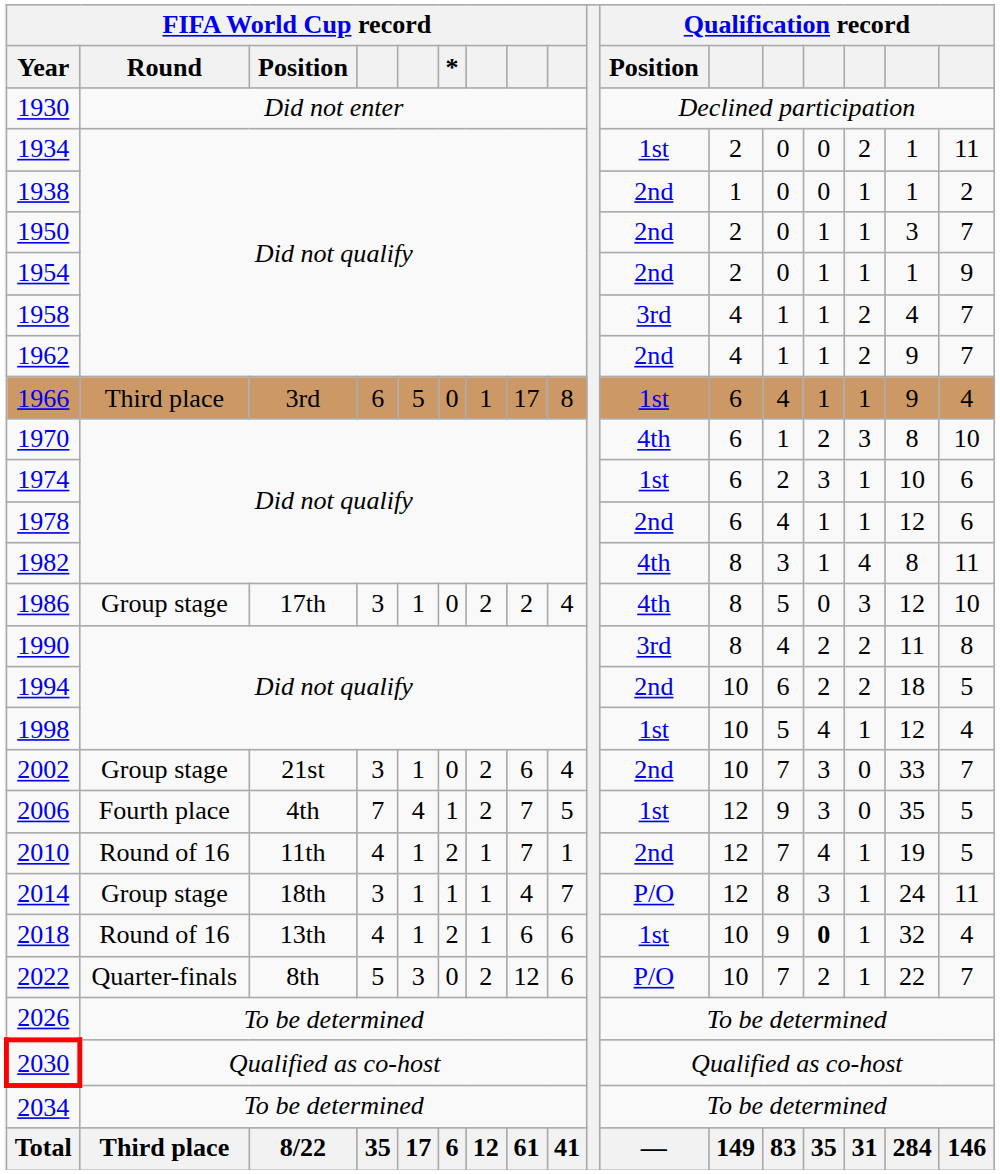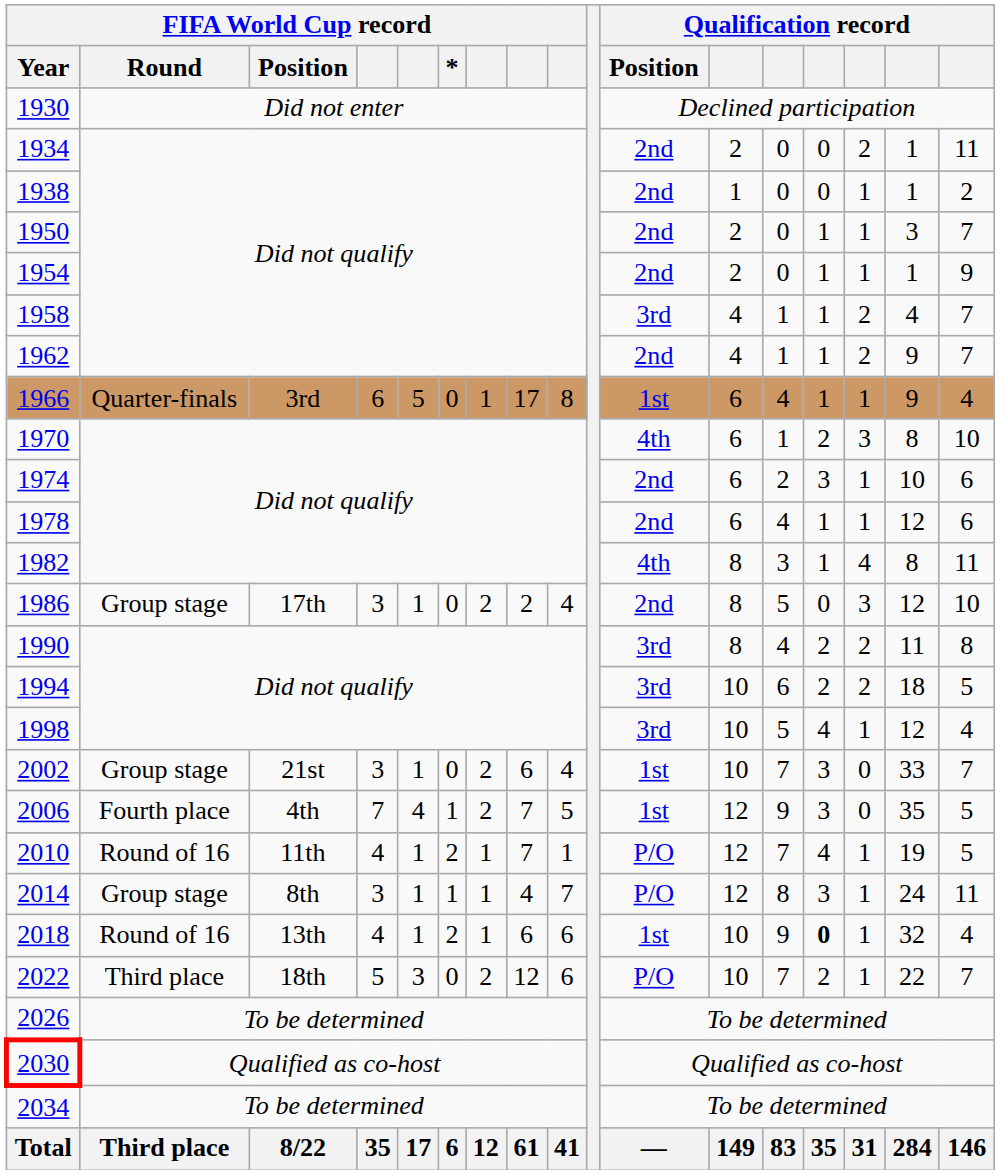(654, 149) 1st -> (654, 149) 2nd
(164, 397) Third place -> (164, 397) Quarter-finals
(654, 480) 1st -> (654, 480) 2nd
(654, 604) 4th -> (654, 604) 2nd
(654, 686) 2nd -> (654, 686) 3rd
(654, 728) 1st -> (654, 728) 3rd
(654, 769) 2nd -> (654, 769) 1st
(654, 852) 2nd -> (654, 852) P/O
(303, 893) 18th -> (303, 893) 8th
(164, 976) Quarter-finals -> (164, 976) Third place
(303, 976) 8th -> (303, 976) 18th
